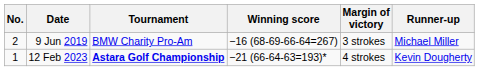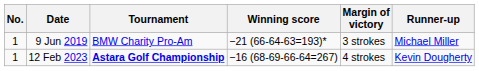(15, 41) 2 -> (15, 41) 1
(284, 41) −16 (68-69-66-64=267) -> (278, 41) −21 (66-64-63=193)*
(278, 58) −21 (66-64-63=193)* -> (284, 58) −16 (68-69-66-64=267)
